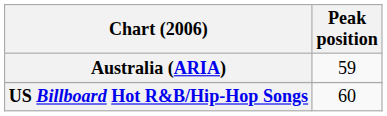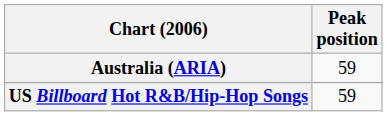(347, 96) 60 -> (347, 96) 59
